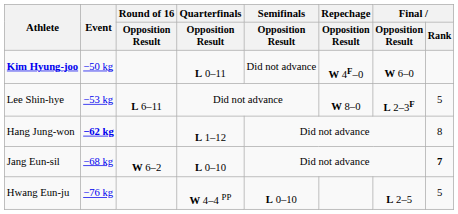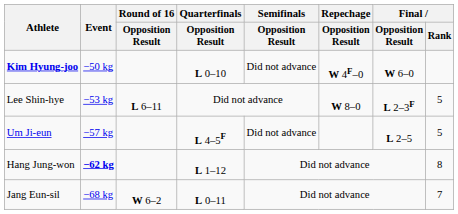(210, 73) L 0–11 -> (210, 73) L 0–10
+ row: (29, 133)
(210, 168) L 0–10 -> (210, 201) L 0–11
(440, 162) bold -> (440, 195) normal
- row: (38, 193)
